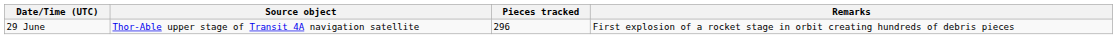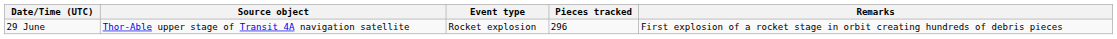+ column: (498, 12)
